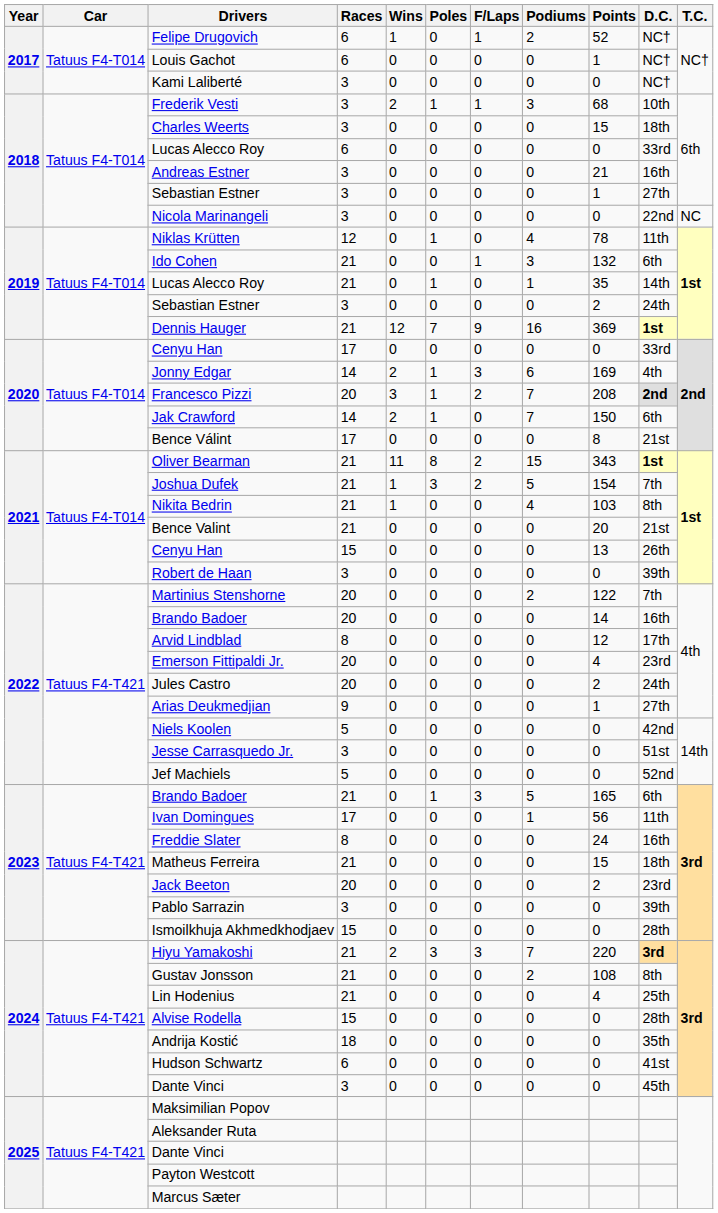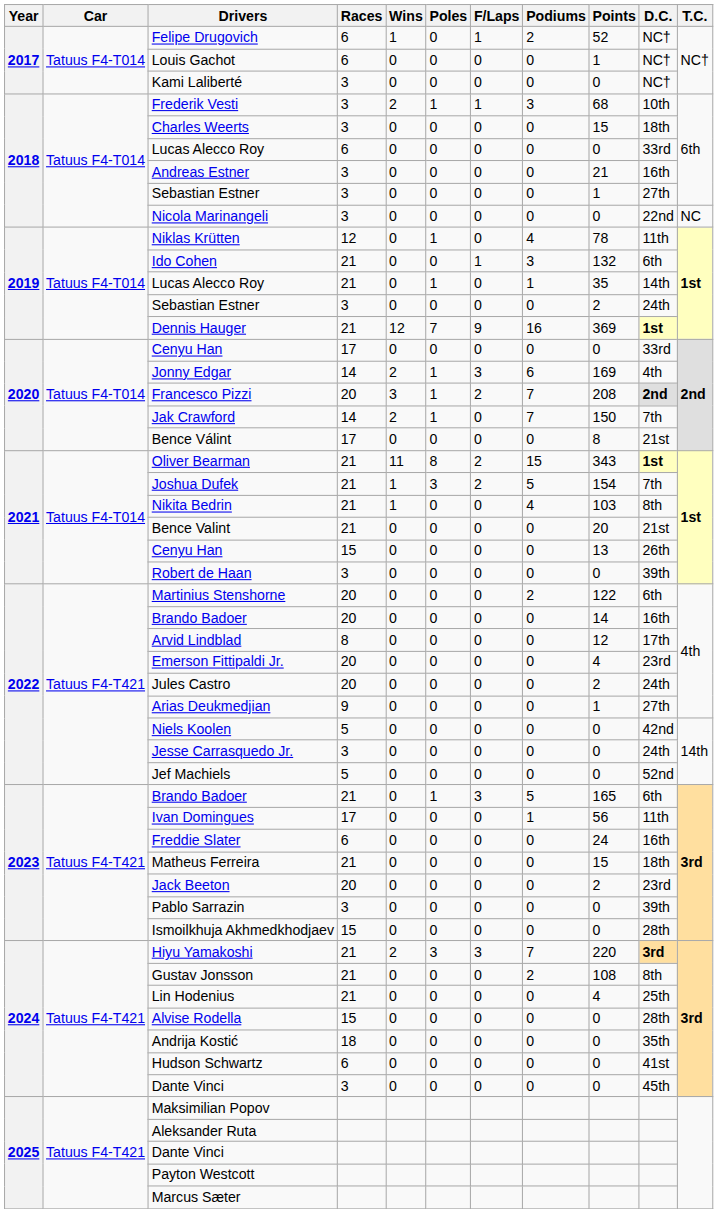(652, 417) 6th -> (652, 417) 7th
(652, 595) 7th -> (652, 595) 6th
(656, 751) 51st -> (656, 751) 24th
(345, 840) 8 -> (345, 840) 6
